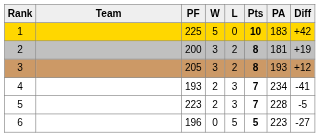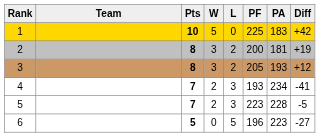columns swapped: (256, 13) <-> (193, 13)
